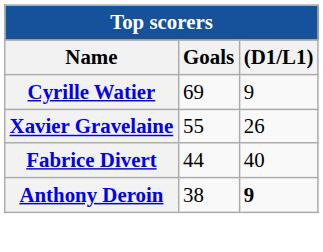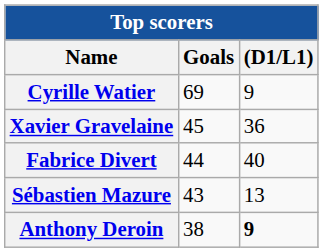(193, 125) 55 -> (193, 125) 45
(254, 125) 26 -> (254, 125) 36
+ row: (91, 194)
